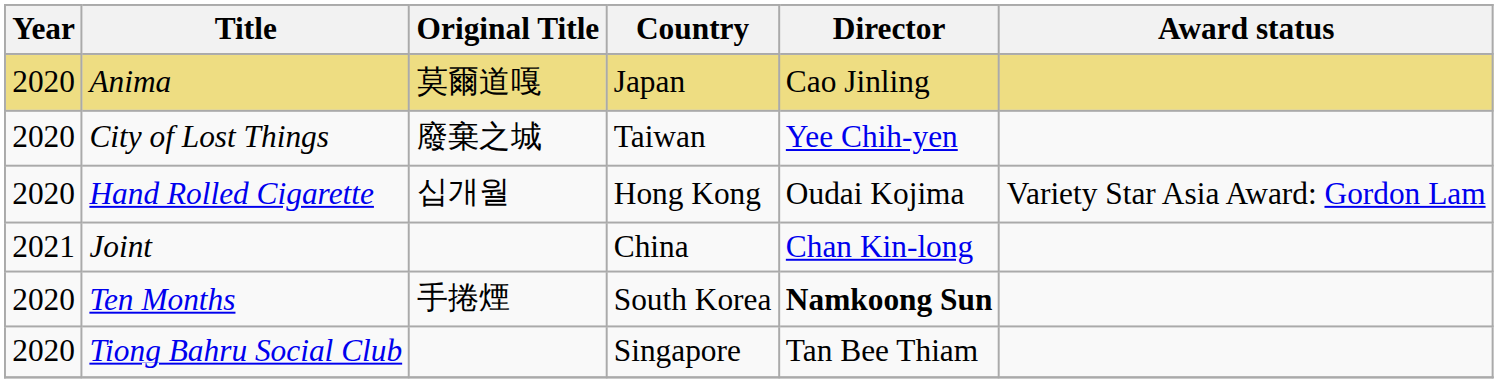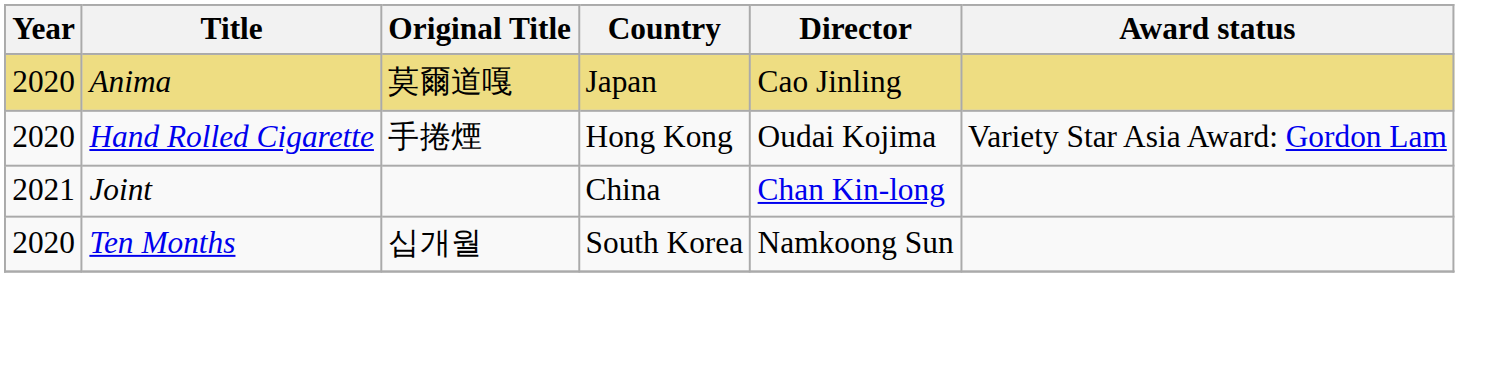- row: (209, 137)
(464, 192) 십개월 -> (435, 136) 手捲煙
(464, 297) 手捲煙 -> (435, 242) 십개월
(889, 298) bold -> (856, 243) normal
- row: (246, 351)
